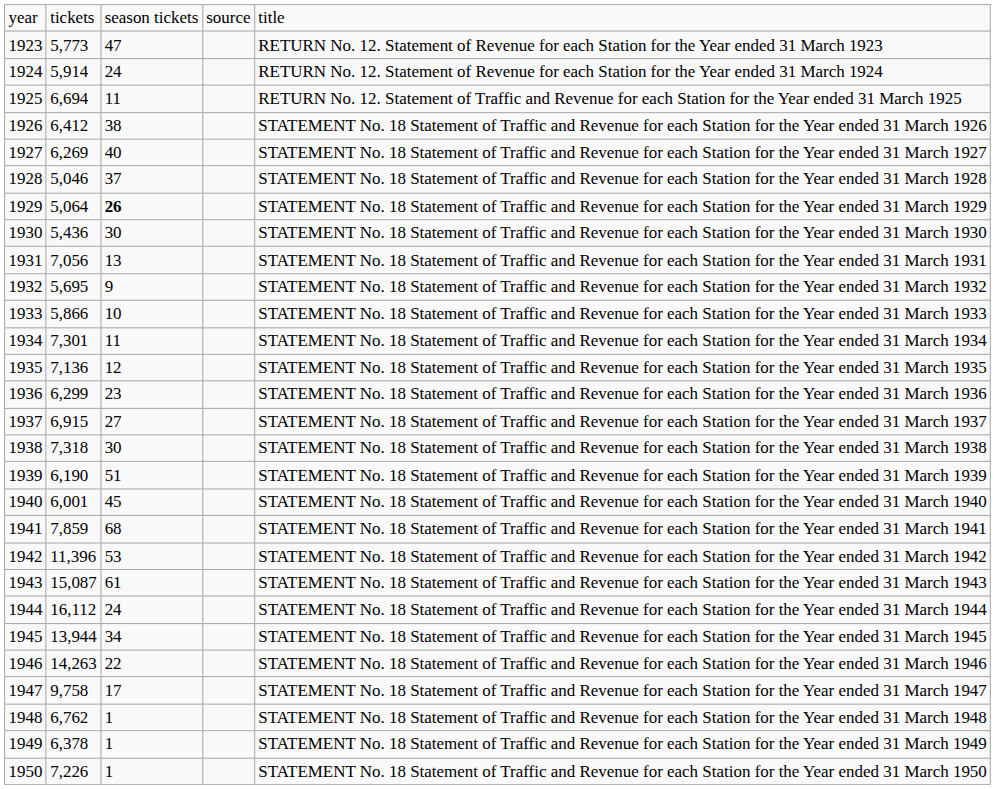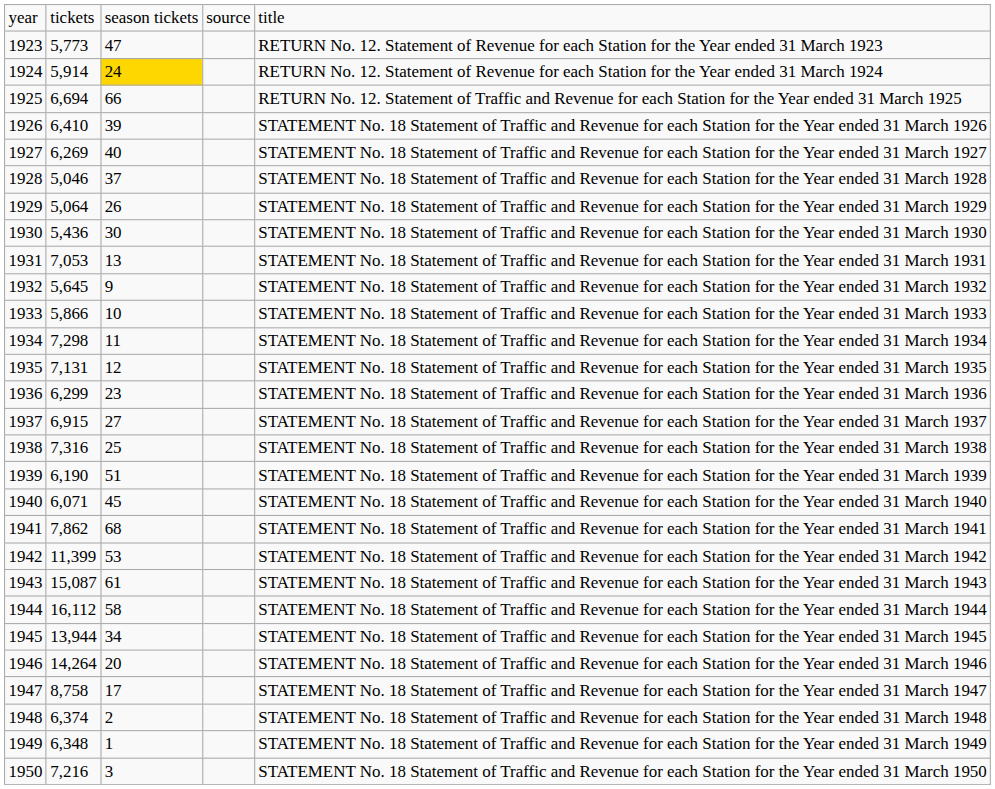(113, 71) no background -> (113, 71) gold background
(113, 98) 11 -> (113, 98) 66
(69, 125) 6,412 -> (69, 125) 6,410
(113, 125) 38 -> (113, 125) 39
(113, 206) bold -> (113, 206) normal
(69, 260) 7,056 -> (69, 260) 7,053
(69, 286) 5,695 -> (69, 286) 5,645
(69, 340) 7,301 -> (69, 340) 7,298
(69, 367) 7,136 -> (69, 367) 7,131
(69, 448) 7,318 -> (69, 448) 7,316
(113, 448) 30 -> (113, 448) 25
(69, 502) 6,001 -> (69, 502) 6,071
(69, 529) 7,859 -> (69, 529) 7,862
(73, 555) 11,396 -> (73, 555) 11,399
(113, 609) 24 -> (113, 609) 58
(73, 663) 14,263 -> (73, 663) 14,264
(113, 663) 22 -> (113, 663) 20
(69, 690) 9,758 -> (69, 690) 8,758
(69, 717) 6,762 -> (69, 717) 6,374
(109, 717) 1 -> (109, 717) 2
(69, 744) 6,378 -> (69, 744) 6,348
(69, 771) 7,226 -> (69, 771) 7,216
(109, 771) 1 -> (109, 771) 3
